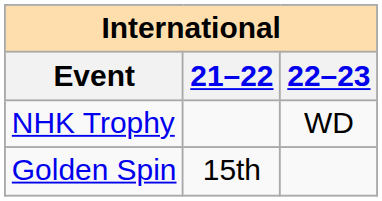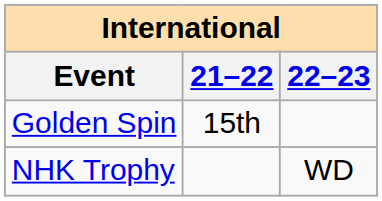rows swapped: (93, 123) <-> (94, 170)
